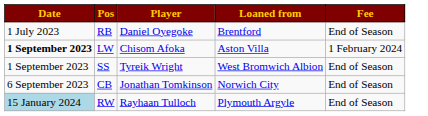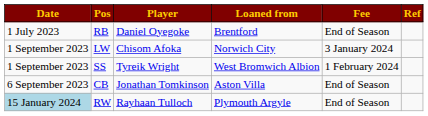+ column: (412, 13)
(49, 48) bold -> (48, 48) normal
(243, 48) Aston Villa -> (245, 48) Norwich City
(365, 48) 1 February 2024 -> (359, 48) 3 January 2024
(361, 66) End of Season -> (362, 66) 1 February 2024
(248, 84) Norwich City -> (240, 84) Aston Villa
